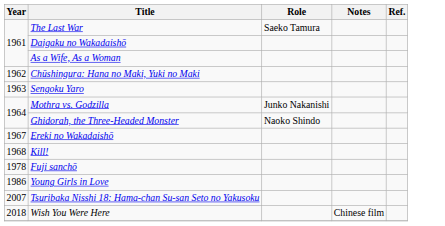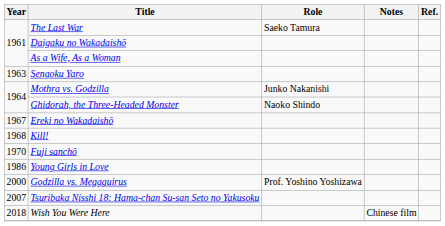- row: (115, 74)
(16, 167) 1978 -> (16, 151) 1970
+ row: (79, 182)
